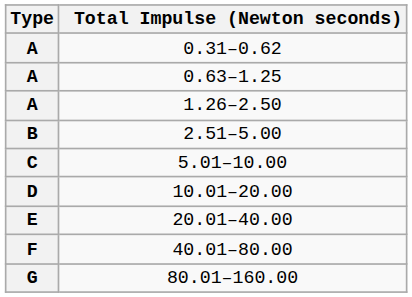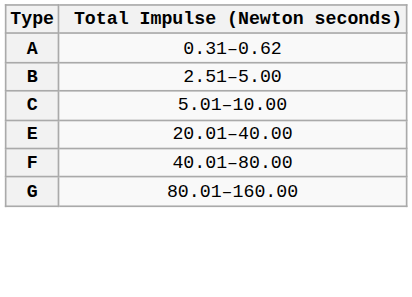- row: (233, 77)
- row: (233, 106)
- row: (233, 192)
